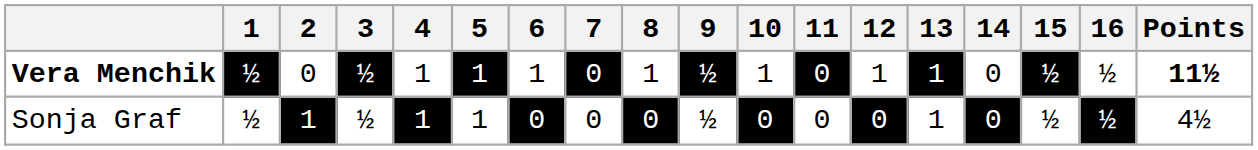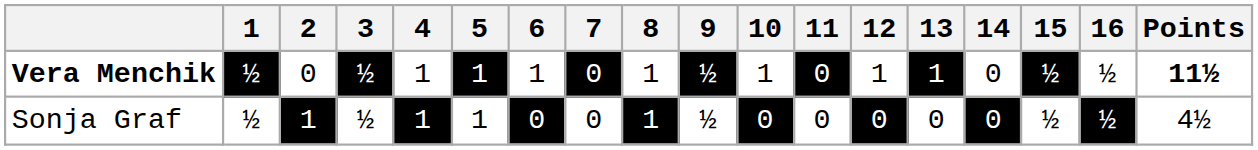(651, 121) 0 -> (651, 121) 1
(936, 121) 1 -> (936, 121) 0
